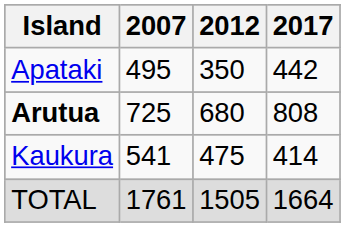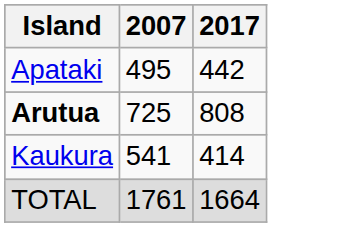- column: (230, 26)
